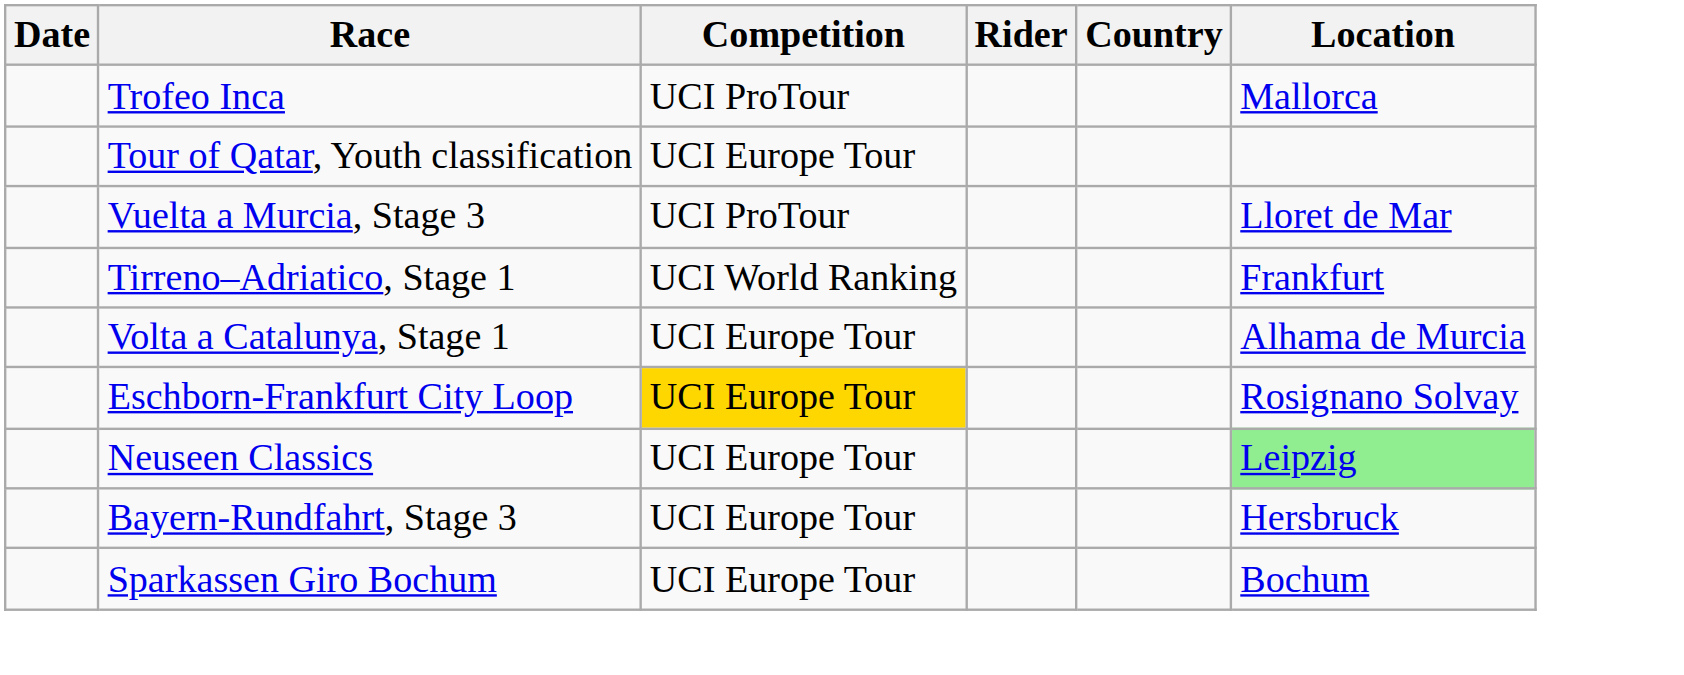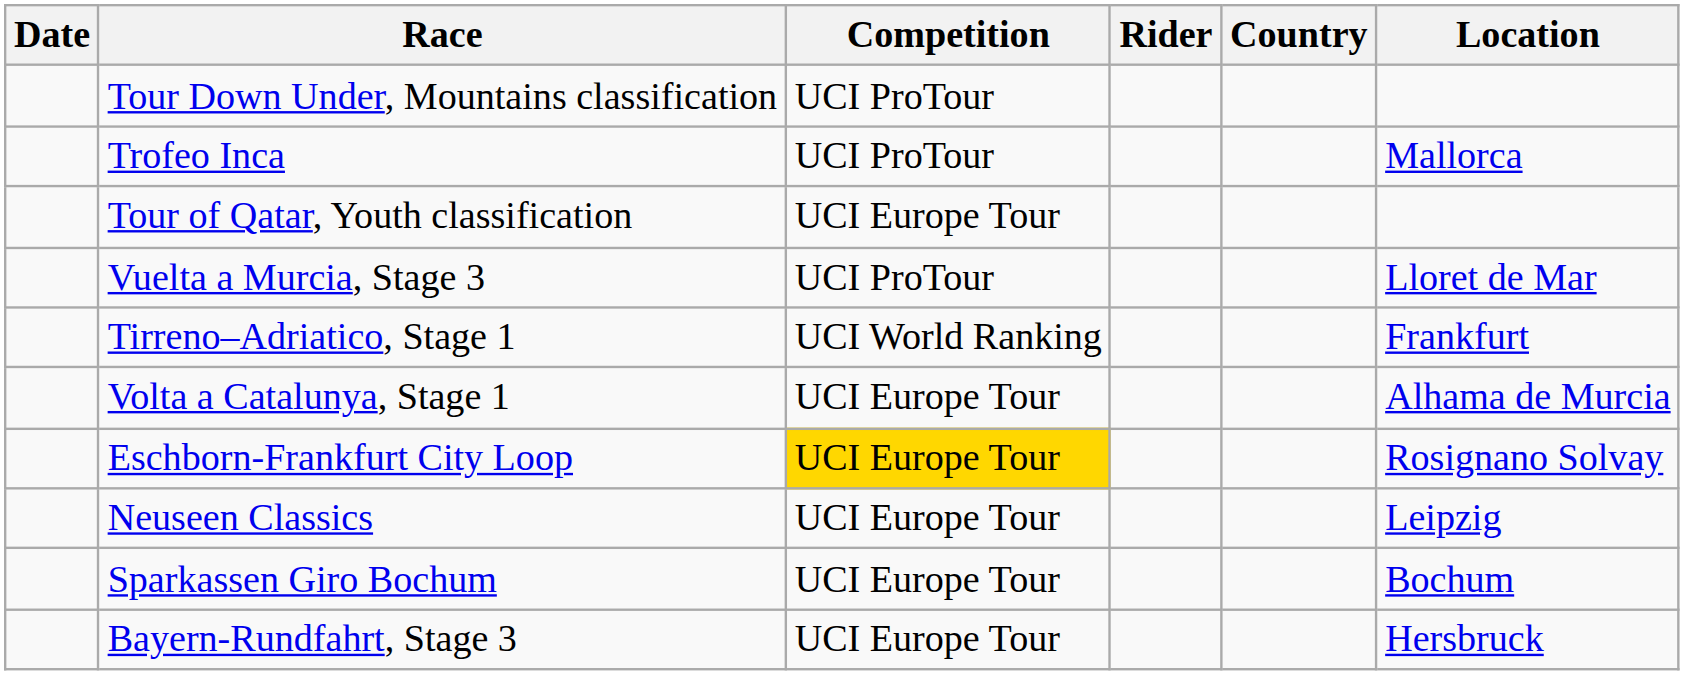+ row: (442, 95)
(1298, 457) lightgreen background -> (1443, 517) no background
rows swapped: (312, 517) <-> (302, 578)
